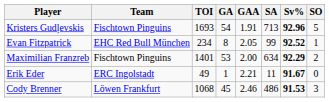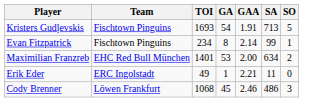- column: (294, 12)
(142, 43) EHC Red Bull München -> (132, 43) Fischtown Pinguins
(248, 43) 2.05 -> (248, 43) 2.14
(132, 58) Fischtown Pinguins -> (142, 58) EHC Red Bull München
